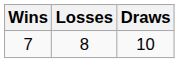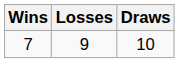(84, 44) 8 -> (84, 44) 9
